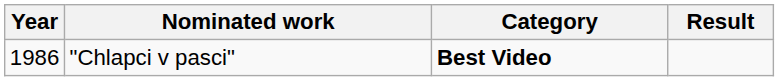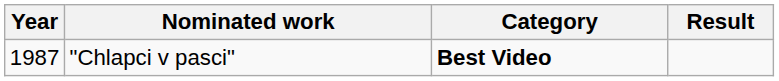(35, 57) 1986 -> (35, 57) 1987
